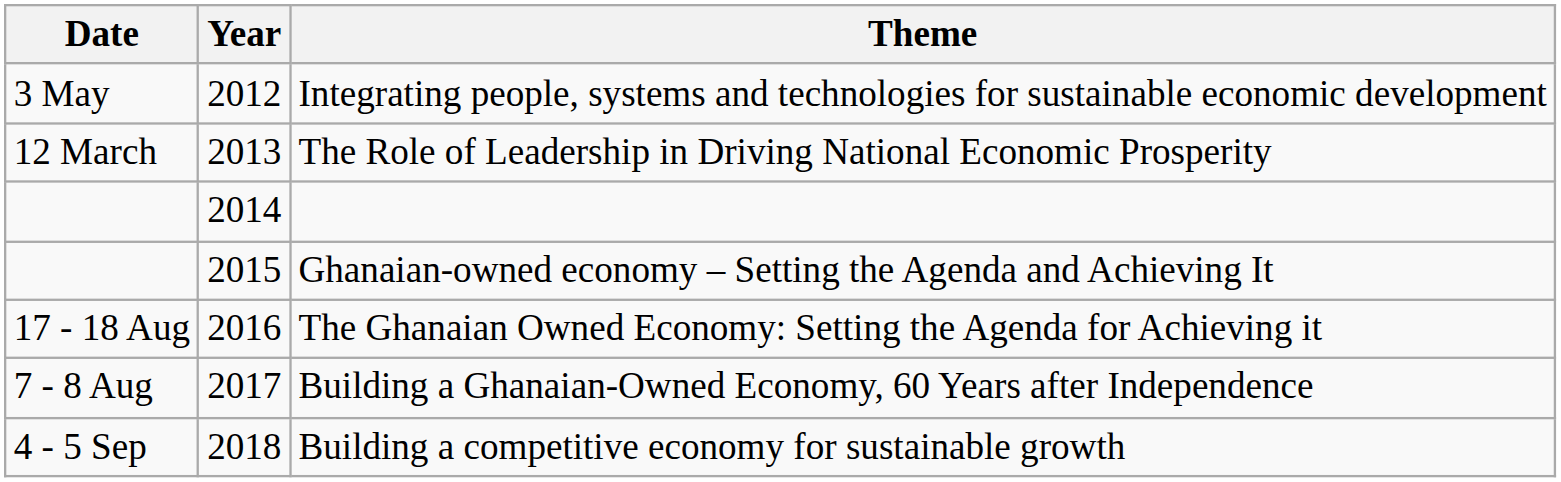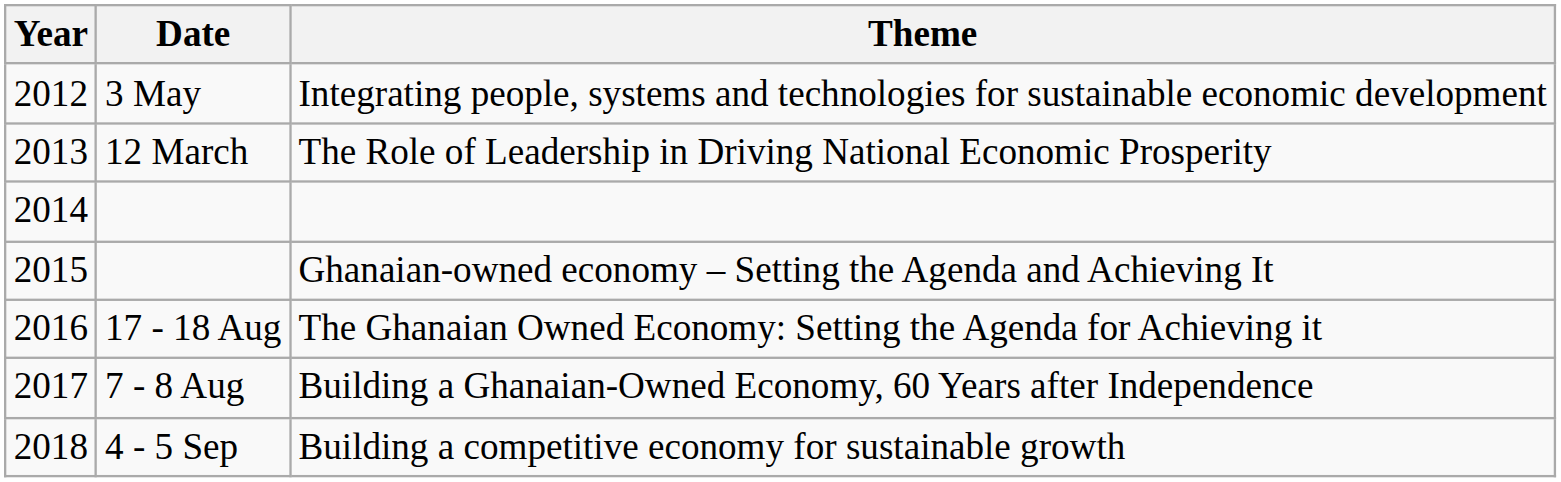columns swapped: (244, 33) <-> (102, 33)
